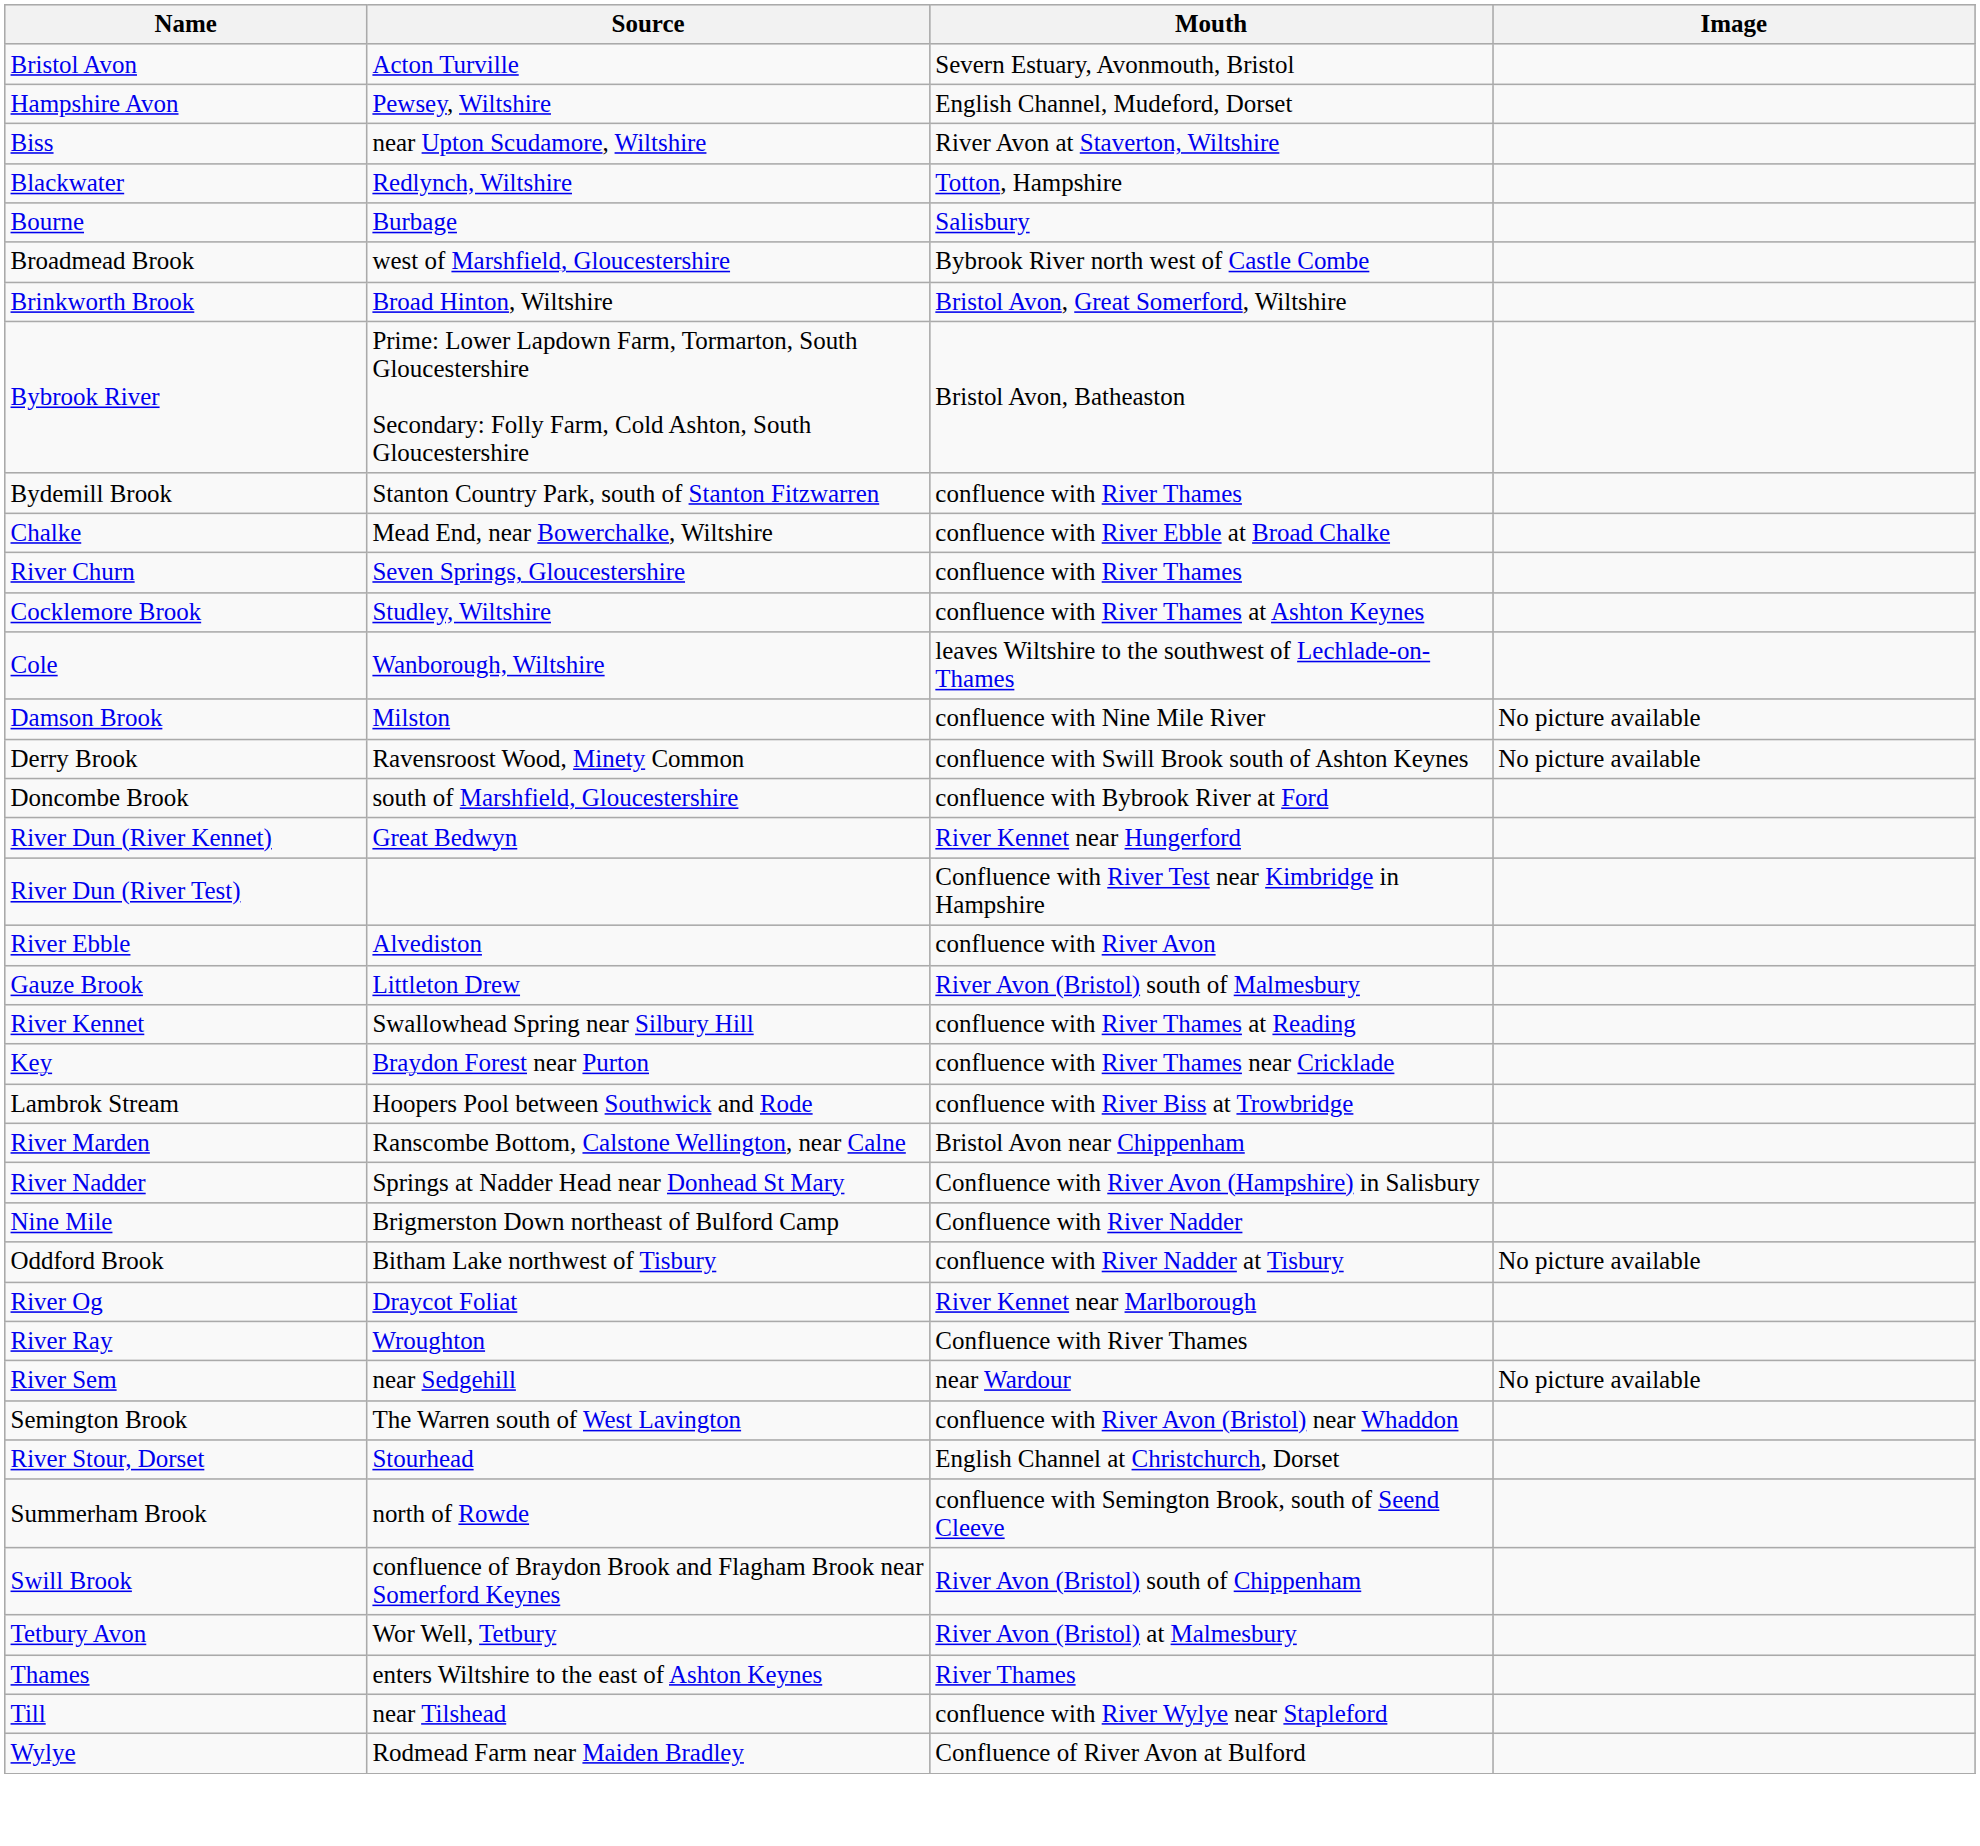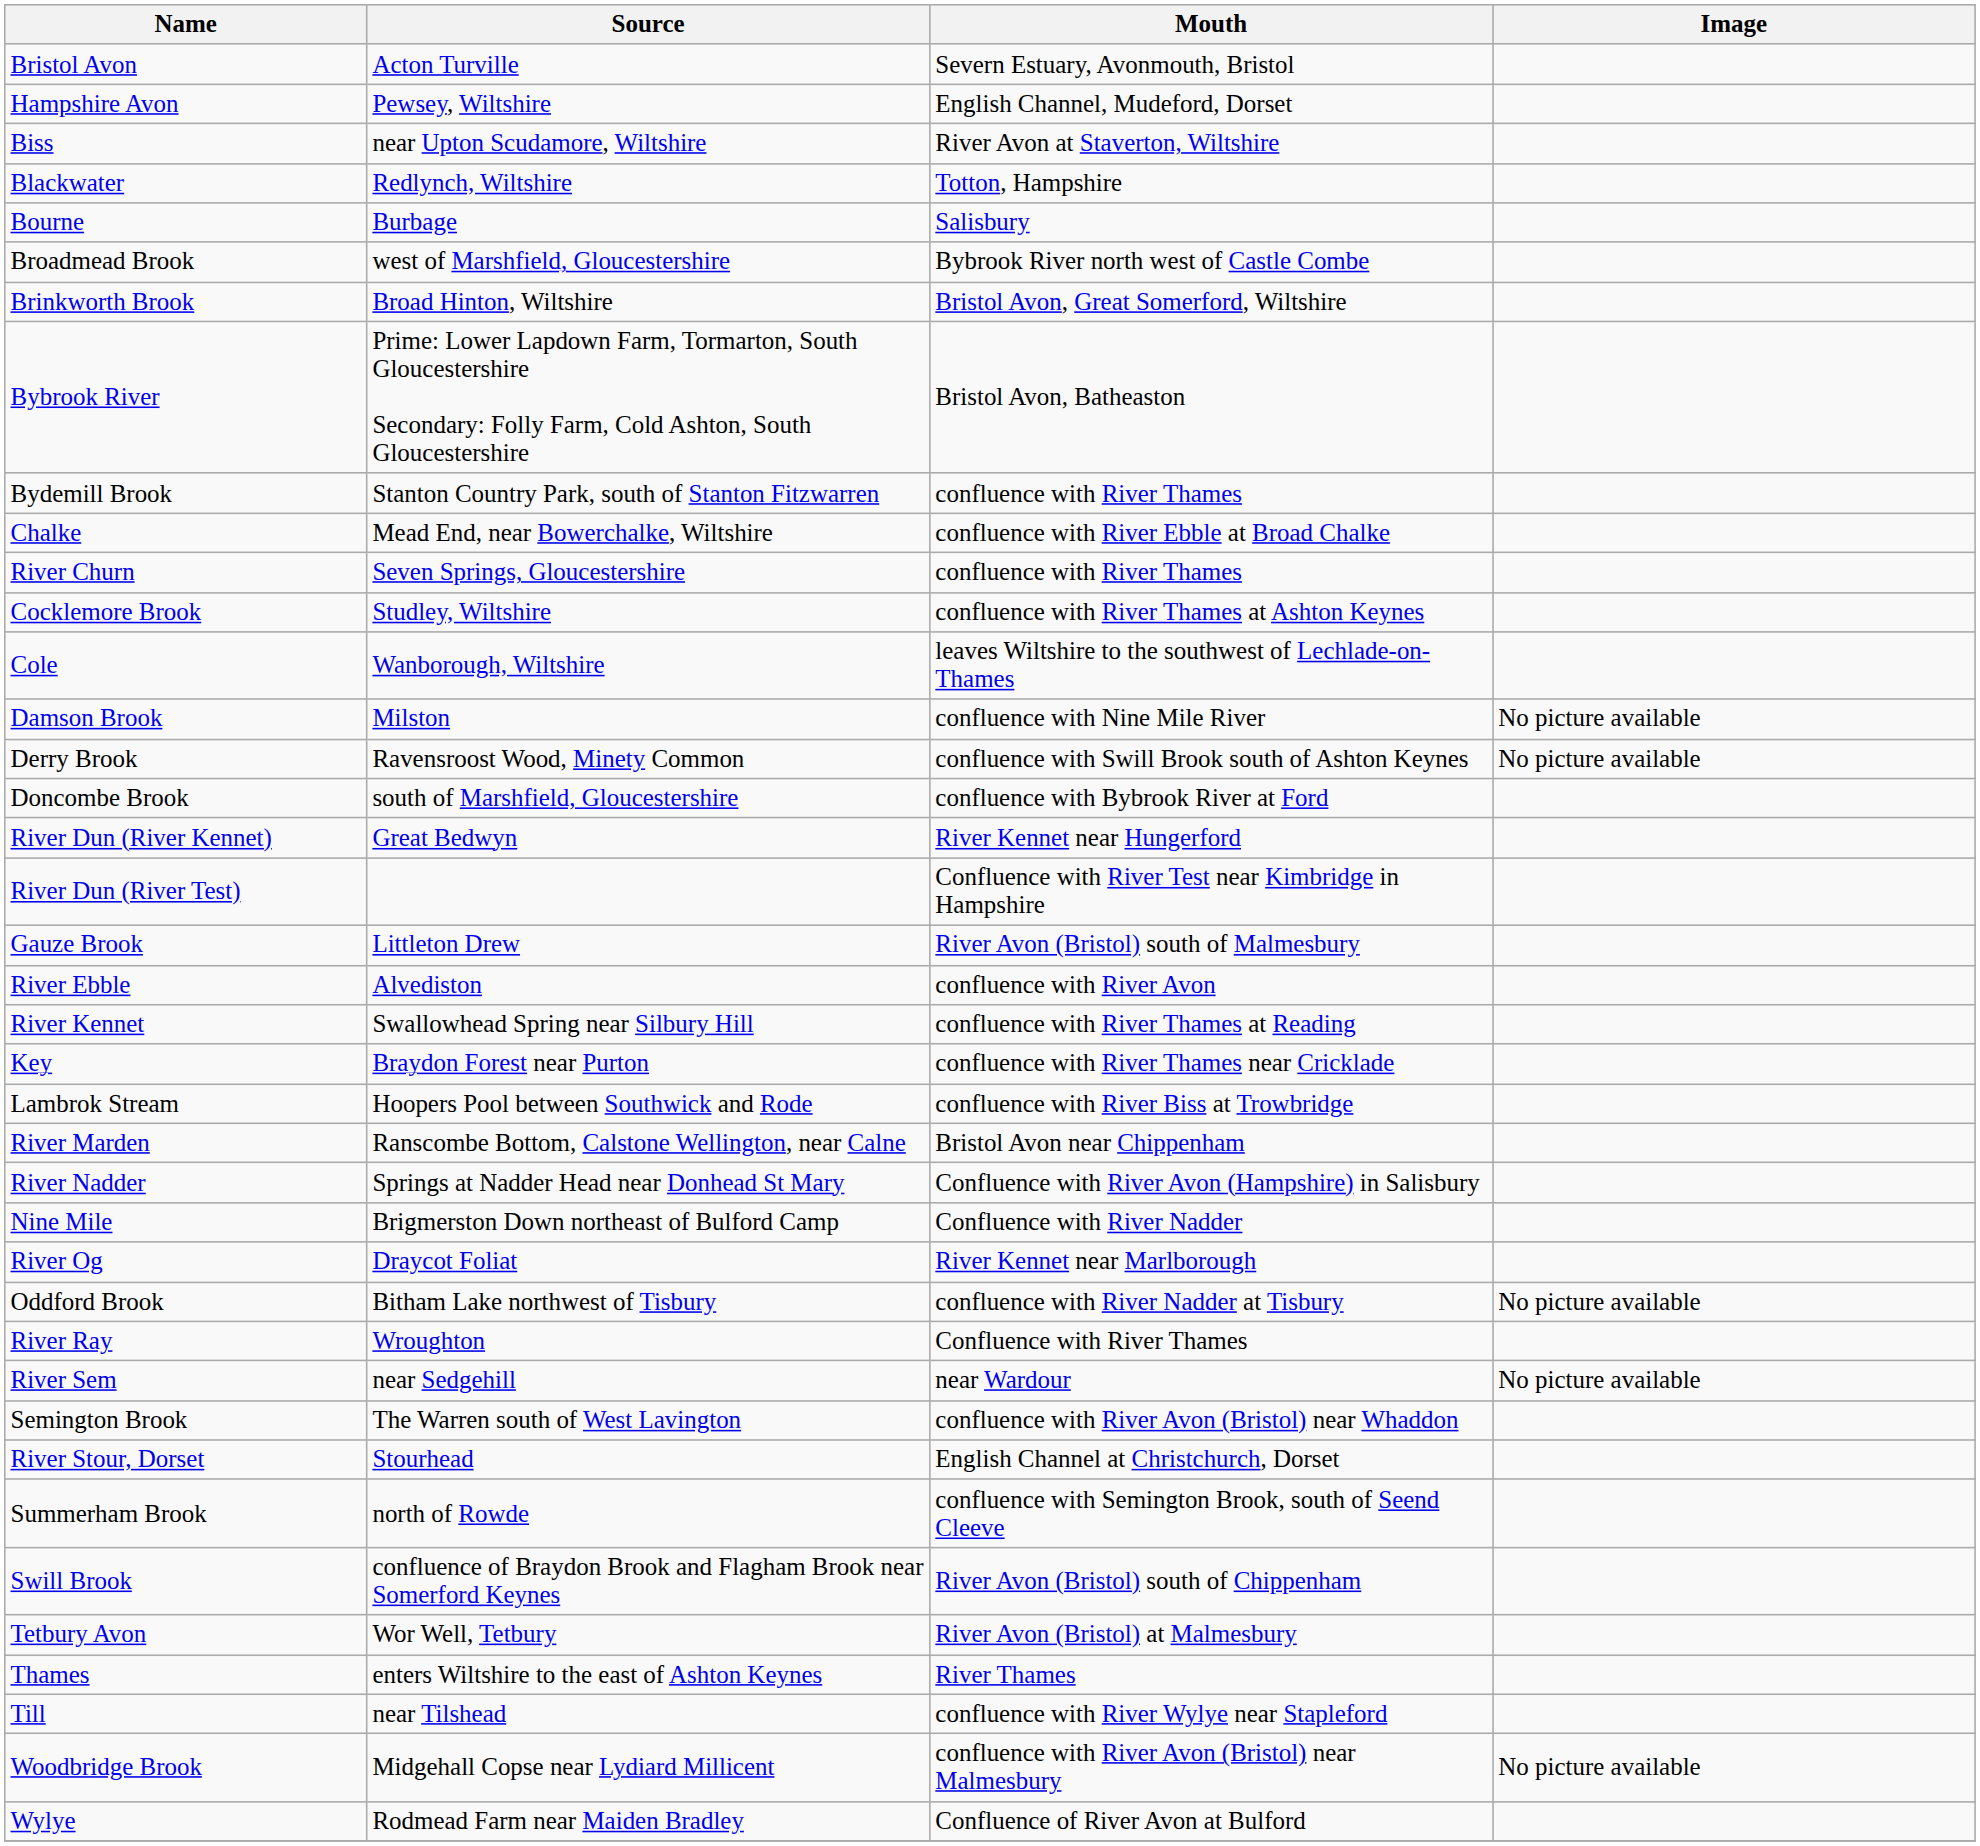rows swapped: (70, 944) <-> (77, 984)
rows swapped: (87, 1261) <-> (57, 1301)
+ row: (106, 1767)
